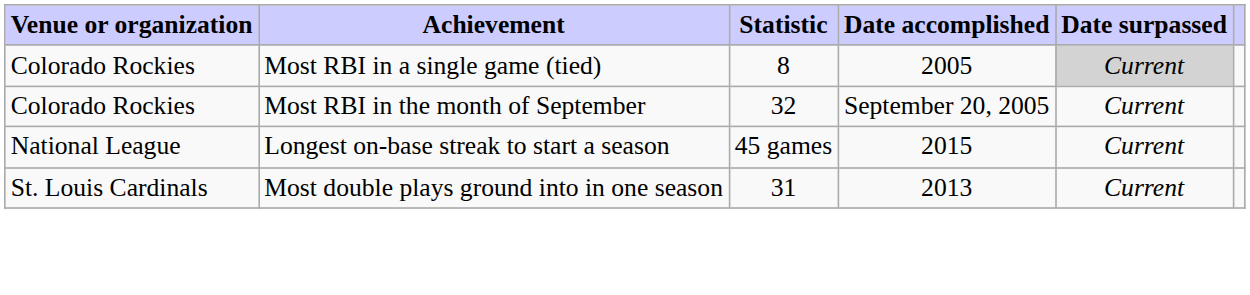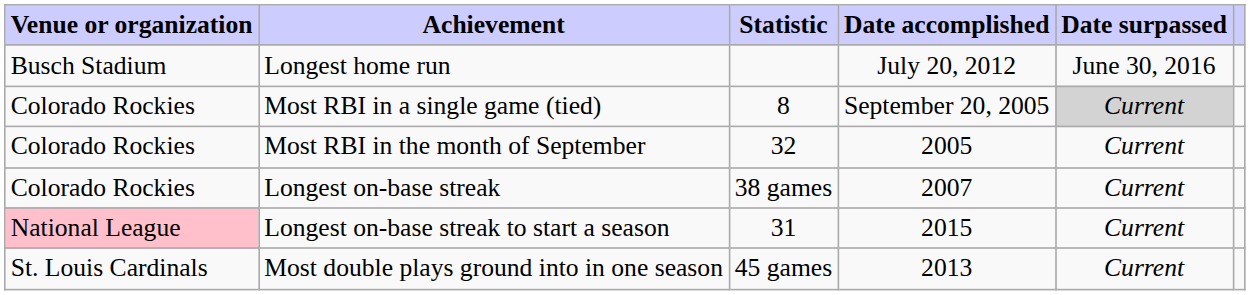+ row: (357, 65)
(947, 65) 2005 -> (947, 106) September 20, 2005
(947, 106) September 20, 2005 -> (947, 146) 2005
+ row: (382, 187)
(96, 146) no background -> (96, 227) pink background
(783, 146) 45 games -> (783, 227) 31
(783, 187) 31 -> (783, 268) 45 games
